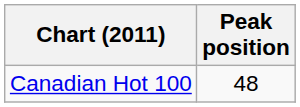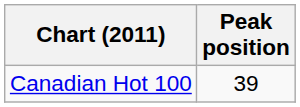(246, 83) 48 -> (246, 83) 39
